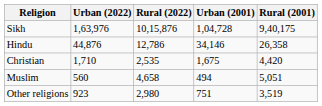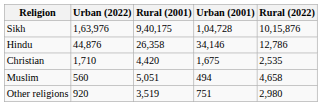columns swapped: (164, 12) <-> (287, 12)
(81, 93) 923 -> (81, 93) 920
